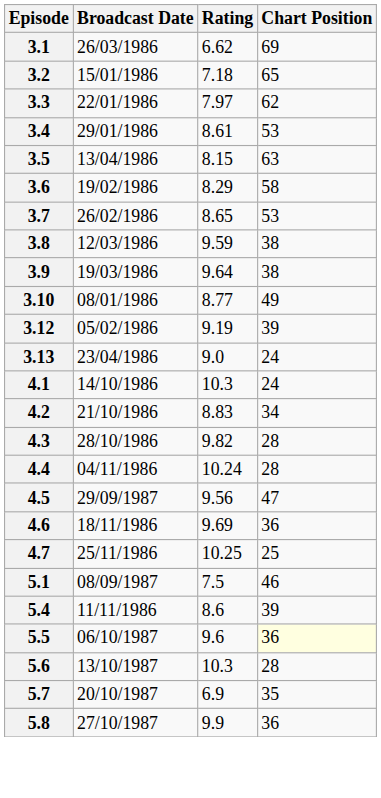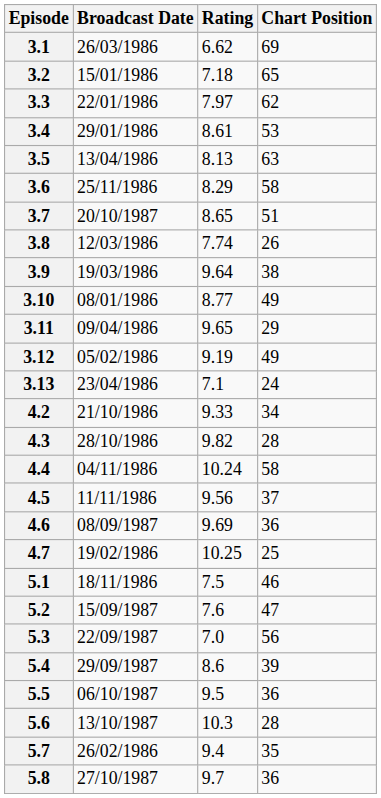(217, 159) 8.15 -> (217, 159) 8.13
(118, 187) 19/02/1986 -> (117, 187) 25/11/1986
(118, 215) 26/02/1986 -> (118, 215) 20/10/1987
(270, 215) 53 -> (270, 215) 51
(217, 243) 9.59 -> (217, 243) 7.74
(270, 243) 38 -> (270, 243) 26
+ row: (39, 328)
(270, 328) 39 -> (270, 356) 49
(213, 356) 9.0 -> (213, 384) 7.1
- row: (39, 384)
(217, 412) 8.83 -> (217, 412) 9.33
(270, 469) 28 -> (270, 469) 58
(118, 497) 29/09/1987 -> (117, 497) 11/11/1986
(270, 497) 47 -> (270, 497) 37
(117, 525) 18/11/1986 -> (118, 525) 08/09/1987
(117, 553) 25/11/1986 -> (118, 553) 19/02/1986
(118, 581) 08/09/1987 -> (117, 581) 18/11/1986
+ row: (39, 610)
+ row: (39, 638)
(117, 610) 11/11/1986 -> (118, 666) 29/09/1987
(213, 638) 9.6 -> (213, 694) 9.5
(270, 638) lightyellow background -> (270, 694) no background
(118, 694) 20/10/1987 -> (118, 750) 26/02/1986
(213, 694) 6.9 -> (213, 750) 9.4
(213, 722) 9.9 -> (213, 779) 9.7
